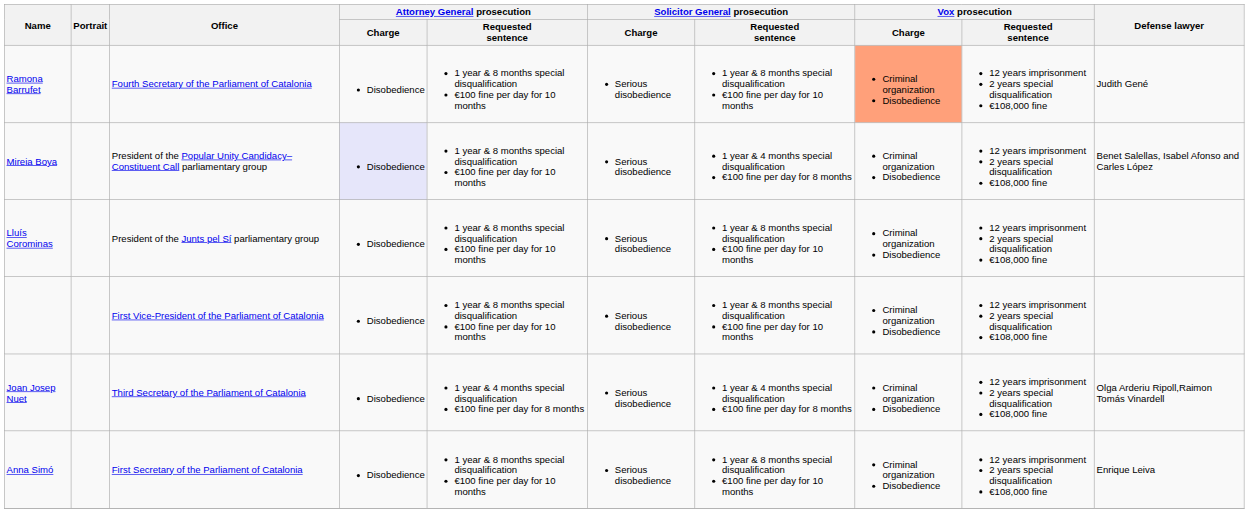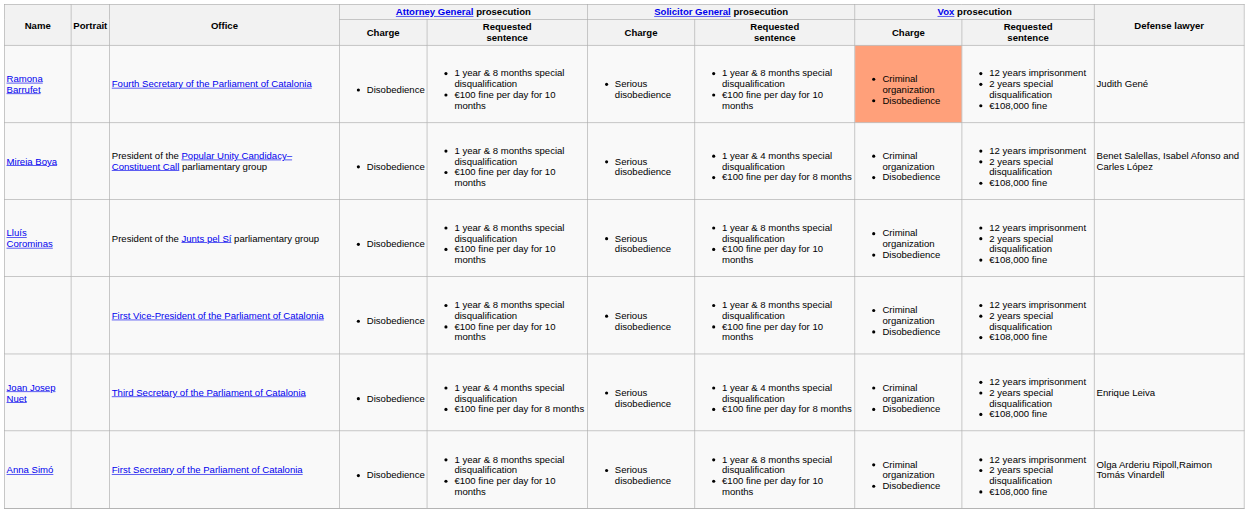(383, 167) lavender background -> (383, 167) no background
(1154, 393) Olga Arderiu Ripoll,Raimon Tomás Vinardell -> (1126, 393) Enrique Leiva
(1126, 470) Enrique Leiva -> (1154, 470) Olga Arderiu Ripoll,Raimon Tomás Vinardell
